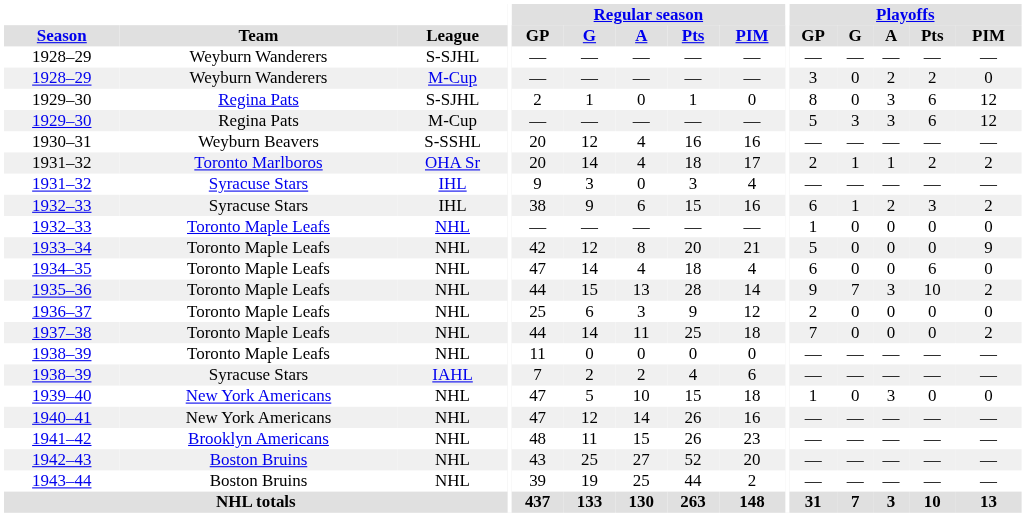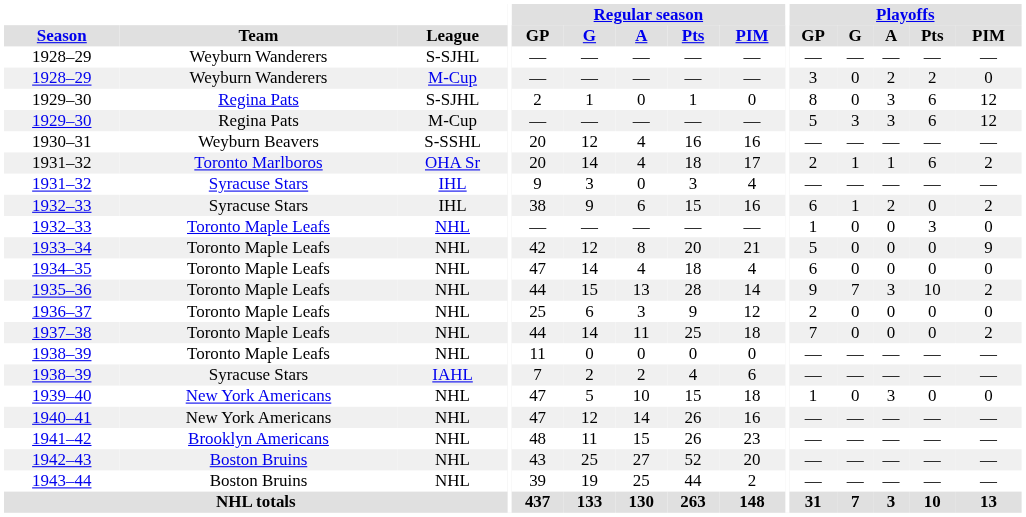(932, 162) 2 -> (932, 162) 6
(932, 205) 3 -> (932, 205) 0
(932, 226) 0 -> (932, 226) 3
(932, 268) 6 -> (932, 268) 0
